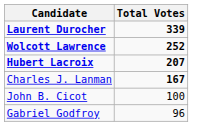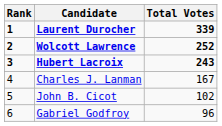+ column: (19, 13)
(176, 63) 207 -> (205, 63) 243
(176, 80) bold -> (205, 80) normal
(176, 96) 100 -> (205, 96) 102
